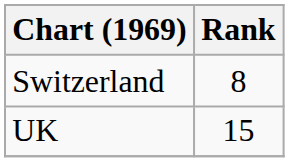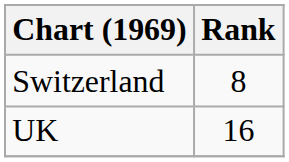(238, 130) 15 -> (238, 130) 16
